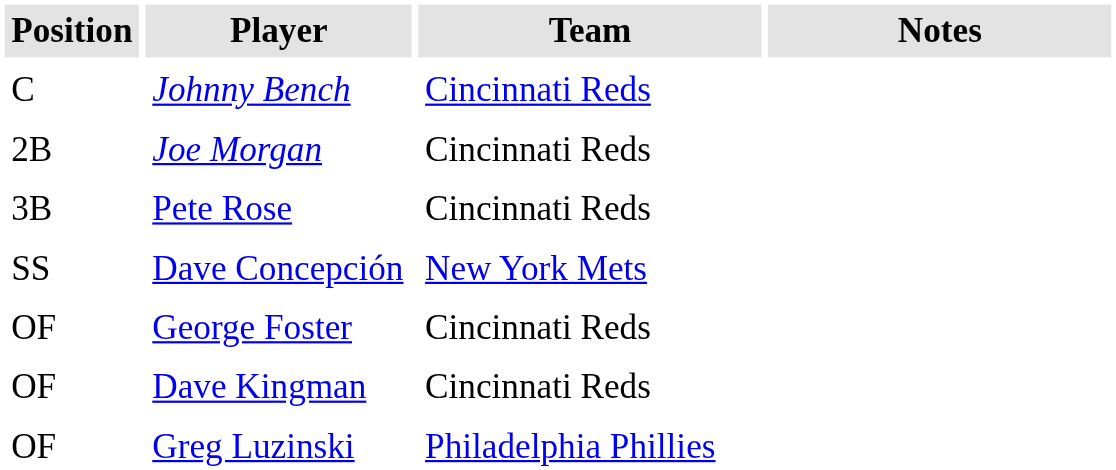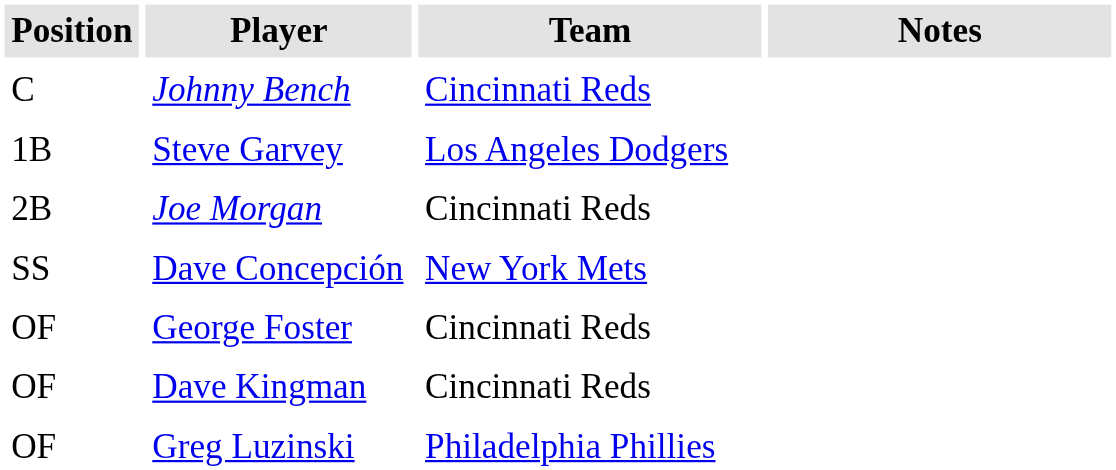+ row: (248, 149)
- row: (222, 208)
